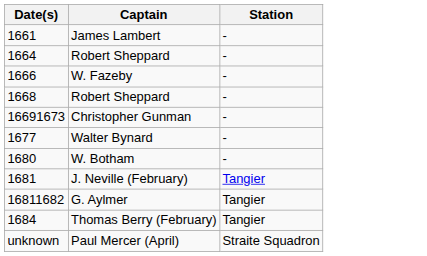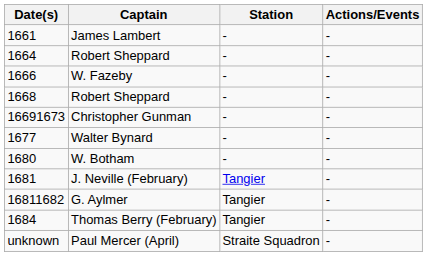+ column: (373, 14)
